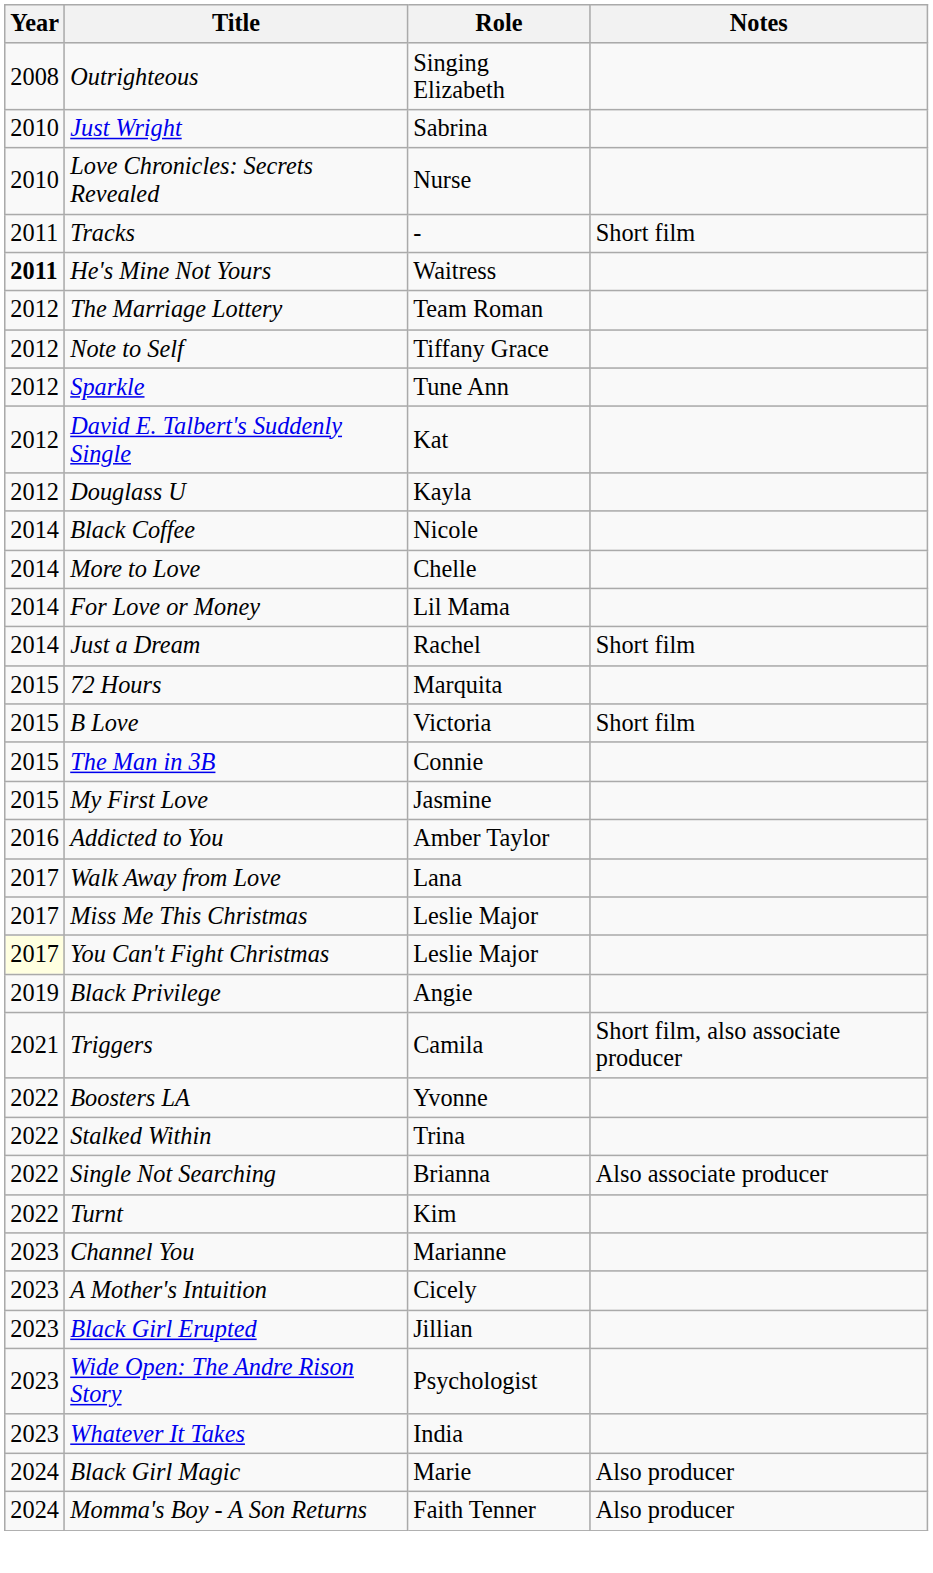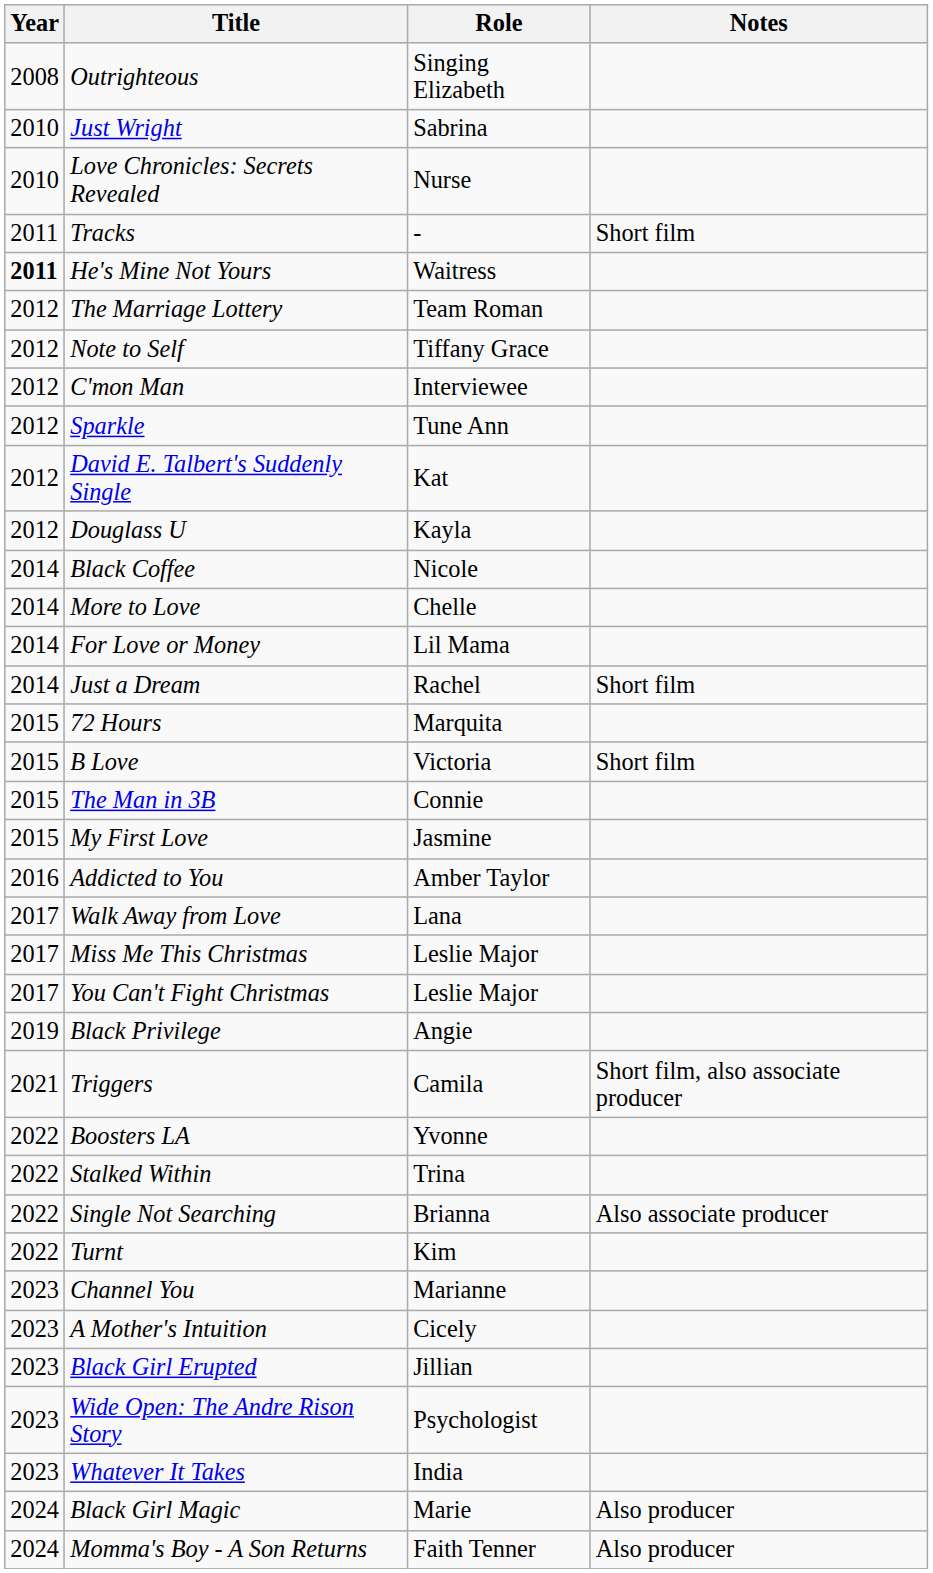+ row: (127, 387)
(35, 954) lightyellow background -> (35, 992) no background
